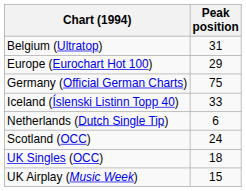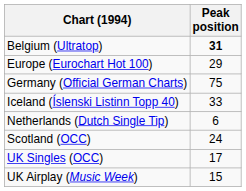(216, 45) normal -> (216, 45) bold
(216, 158) 18 -> (216, 158) 17
